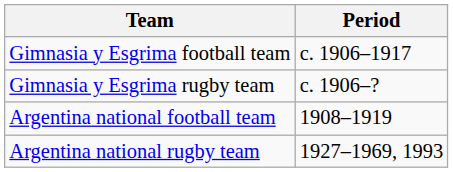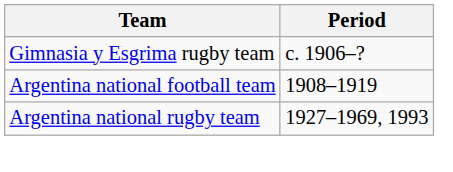- row: (150, 53)
